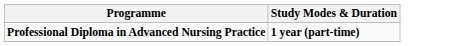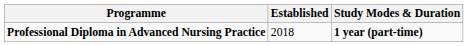+ column: (300, 13)
